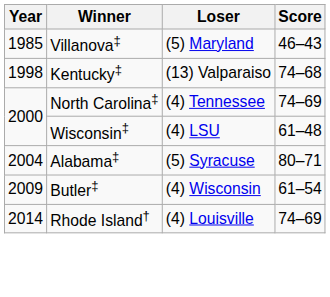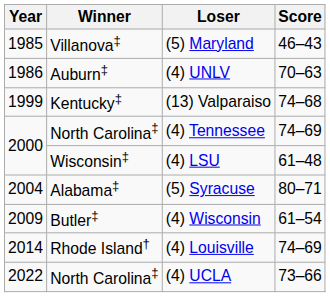+ row: (198, 73)
(26, 73) 1998 -> (26, 102) 1999
+ row: (198, 276)
